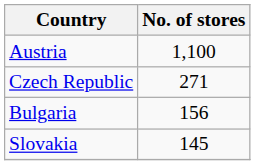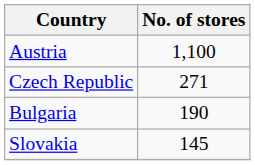(194, 112) 156 -> (194, 112) 190
